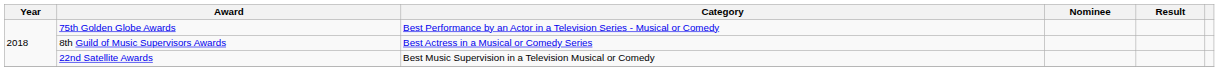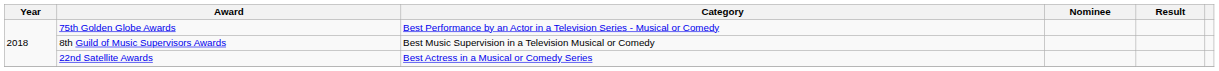(498, 43) Best Actress in a Musical or Comedy Series -> (529, 43) Best Music Supervision in a Television Musical or Comedy
(529, 58) Best Music Supervision in a Television Musical or Comedy -> (498, 58) Best Actress in a Musical or Comedy Series
